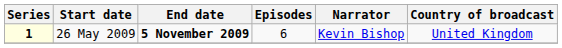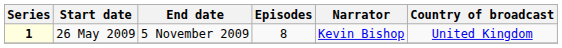(195, 34) bold -> (195, 34) normal
(284, 34) 6 -> (284, 34) 8
